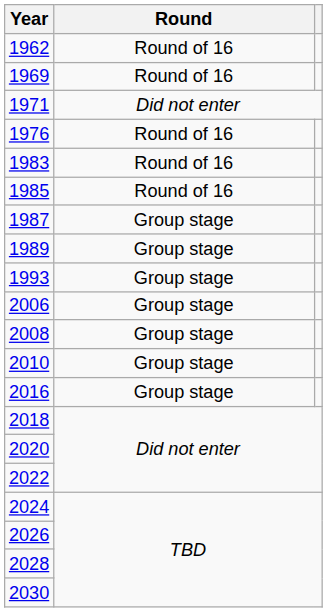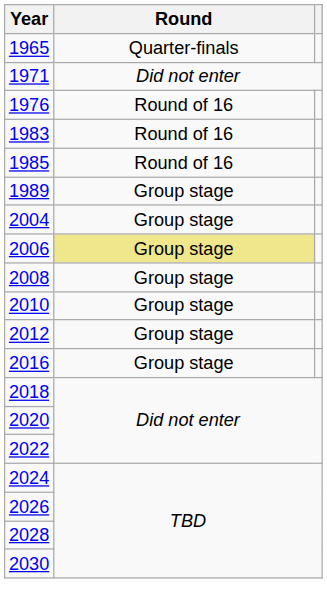- row: (29, 48)
+ row: (29, 48)
- row: (29, 77)
- row: (29, 220)
- row: (29, 277)
+ row: (29, 220)
(184, 306) no background -> (184, 249) khaki background
+ row: (29, 335)
